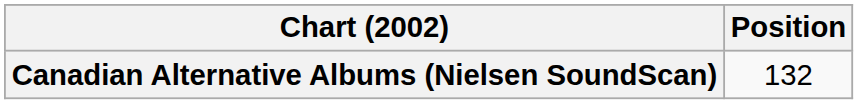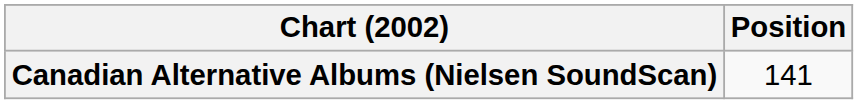(788, 74) 132 -> (788, 74) 141
